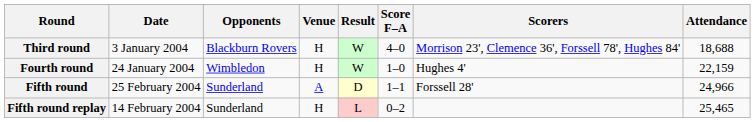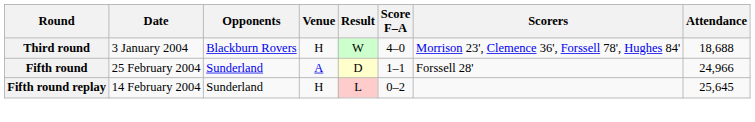- row: (57, 68)
(716, 107) 25,465 -> (716, 87) 25,645
